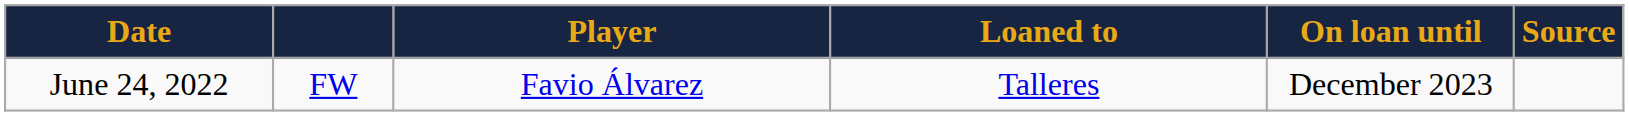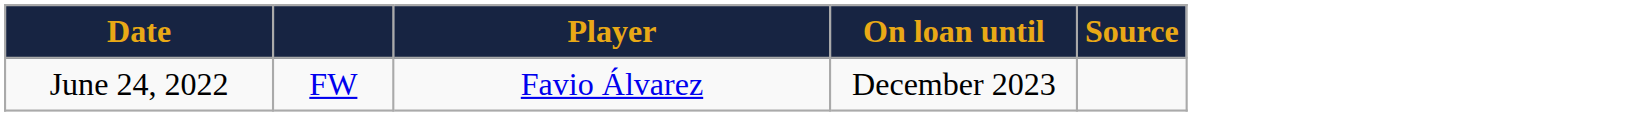- column: (1049, 31)
